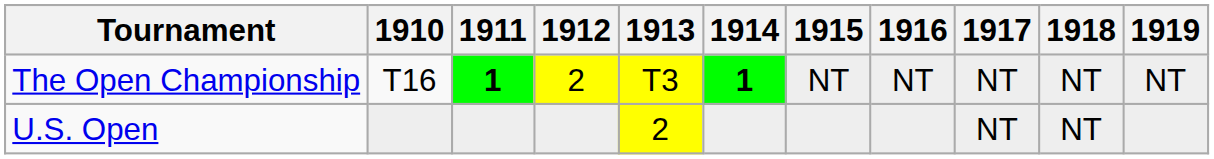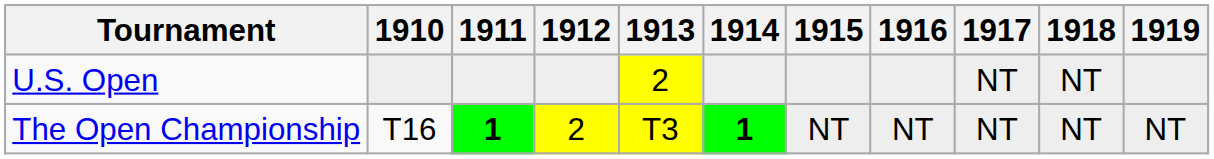rows swapped: (85, 129) <-> (186, 80)
